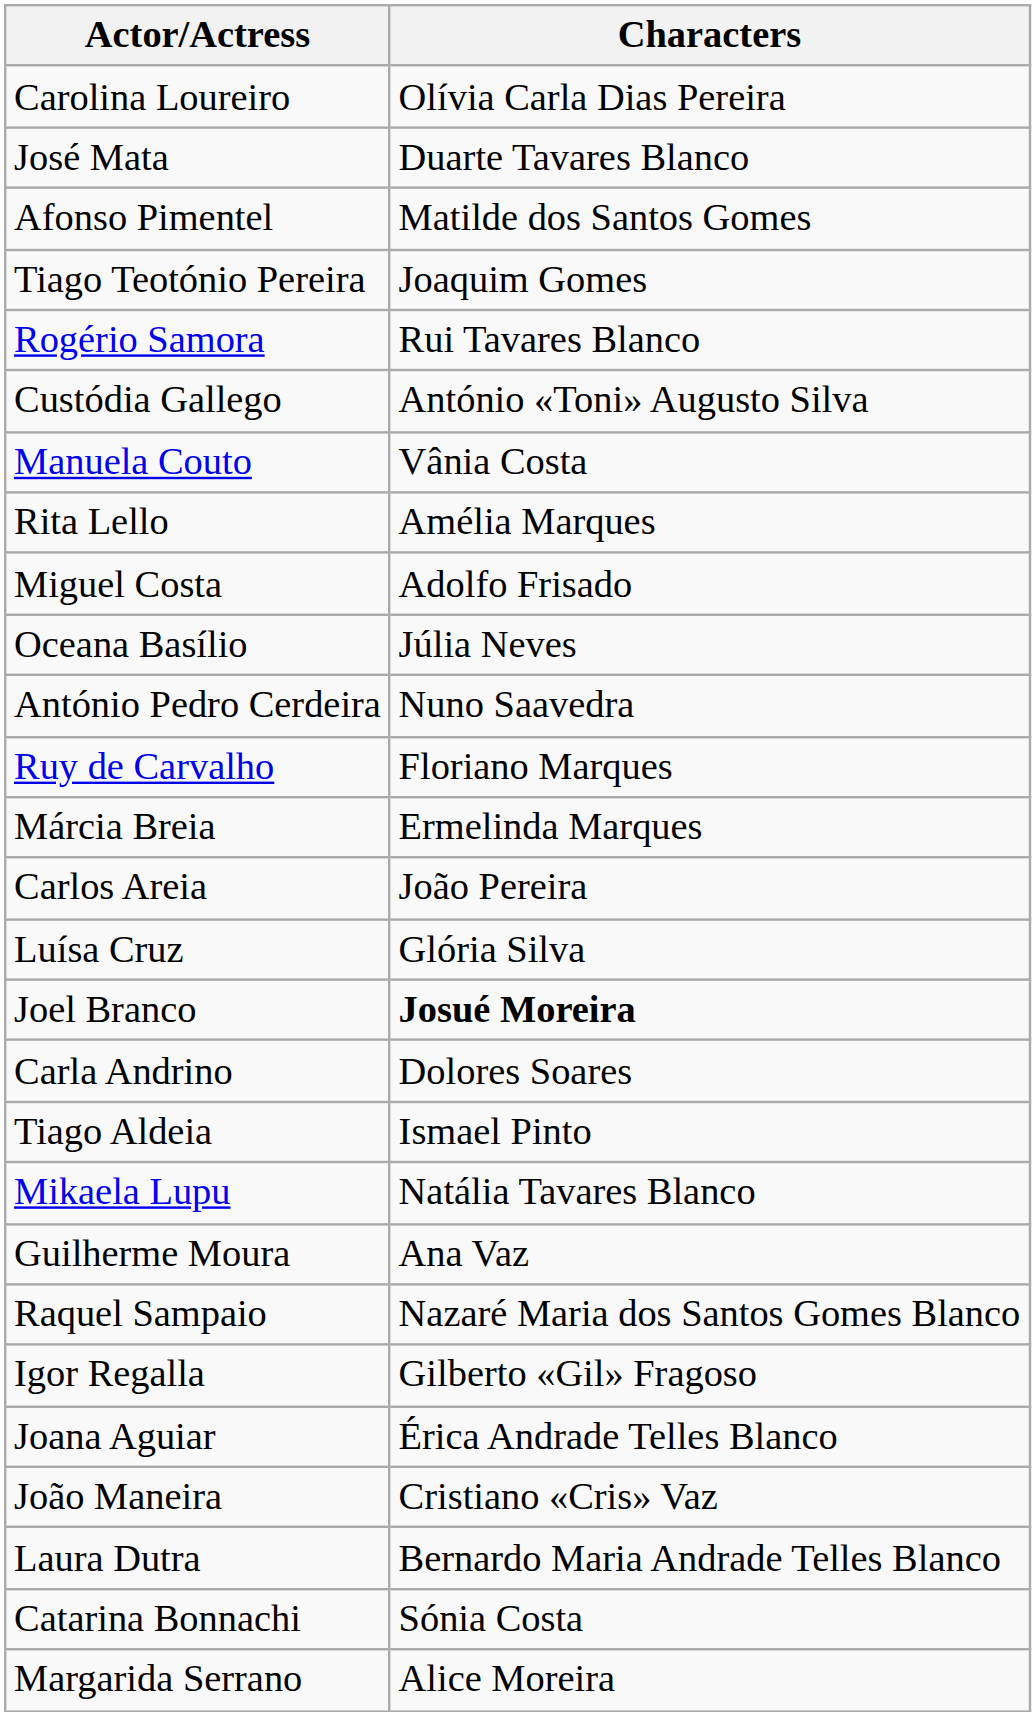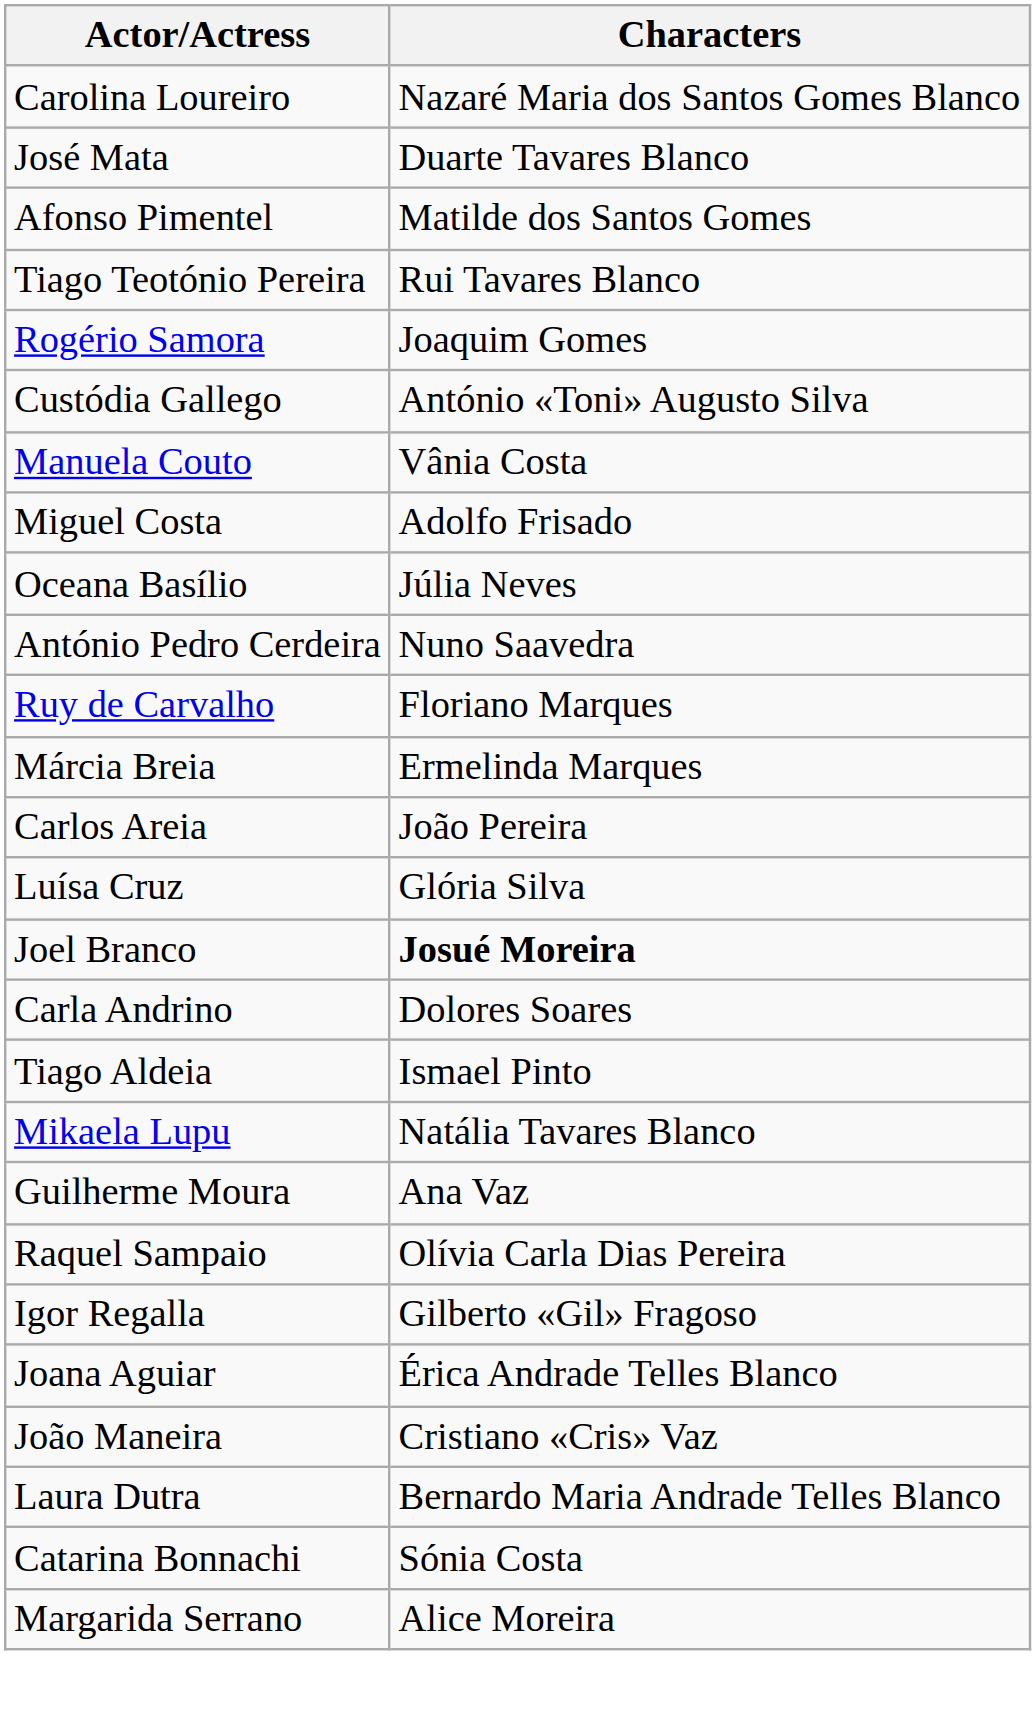(592, 95) Olívia Carla Dias Pereira -> (709, 95) Nazaré Maria dos Santos Gomes Blanco
(523, 278) Joaquim Gomes -> (549, 278) Rui Tavares Blanco
(549, 339) Rui Tavares Blanco -> (523, 339) Joaquim Gomes
- row: (91, 522)
(709, 1313) Nazaré Maria dos Santos Gomes Blanco -> (592, 1252) Olívia Carla Dias Pereira
